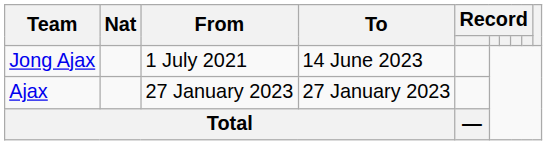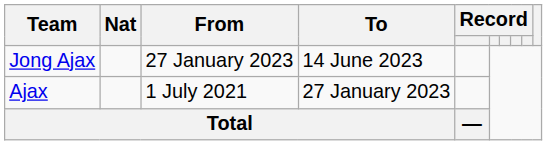(196, 60) 1 July 2021 -> (219, 60) 27 January 2023
(219, 92) 27 January 2023 -> (196, 92) 1 July 2021
